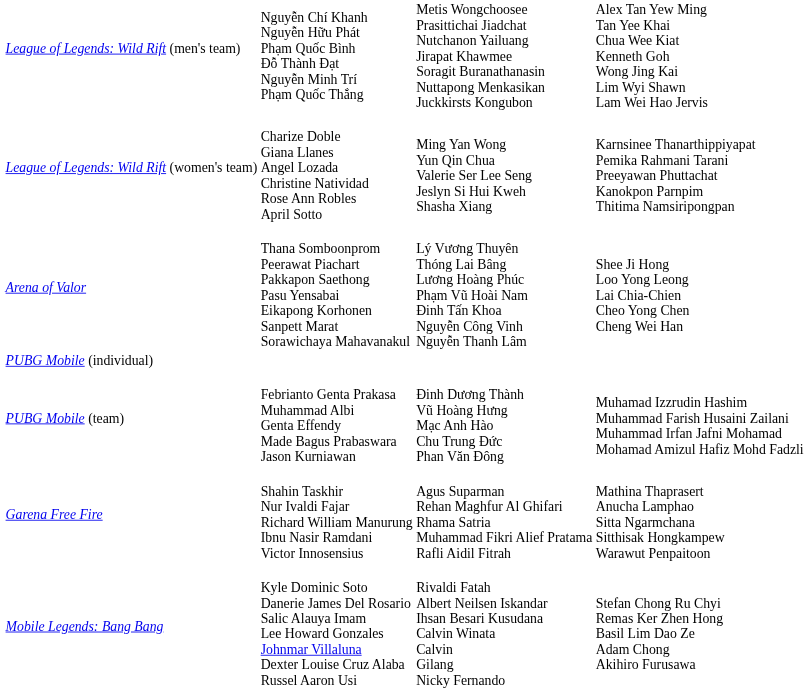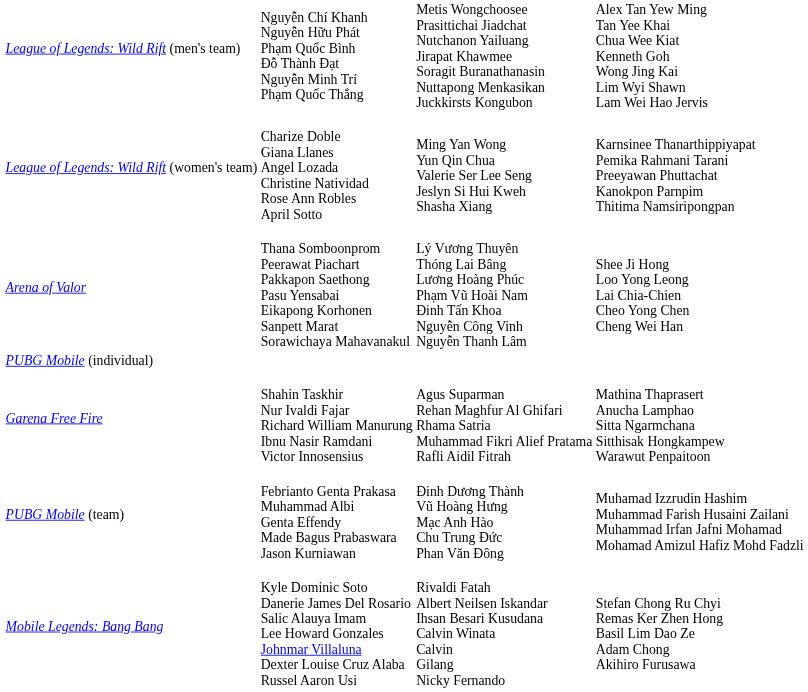rows swapped: (65, 418) <-> (54, 514)
